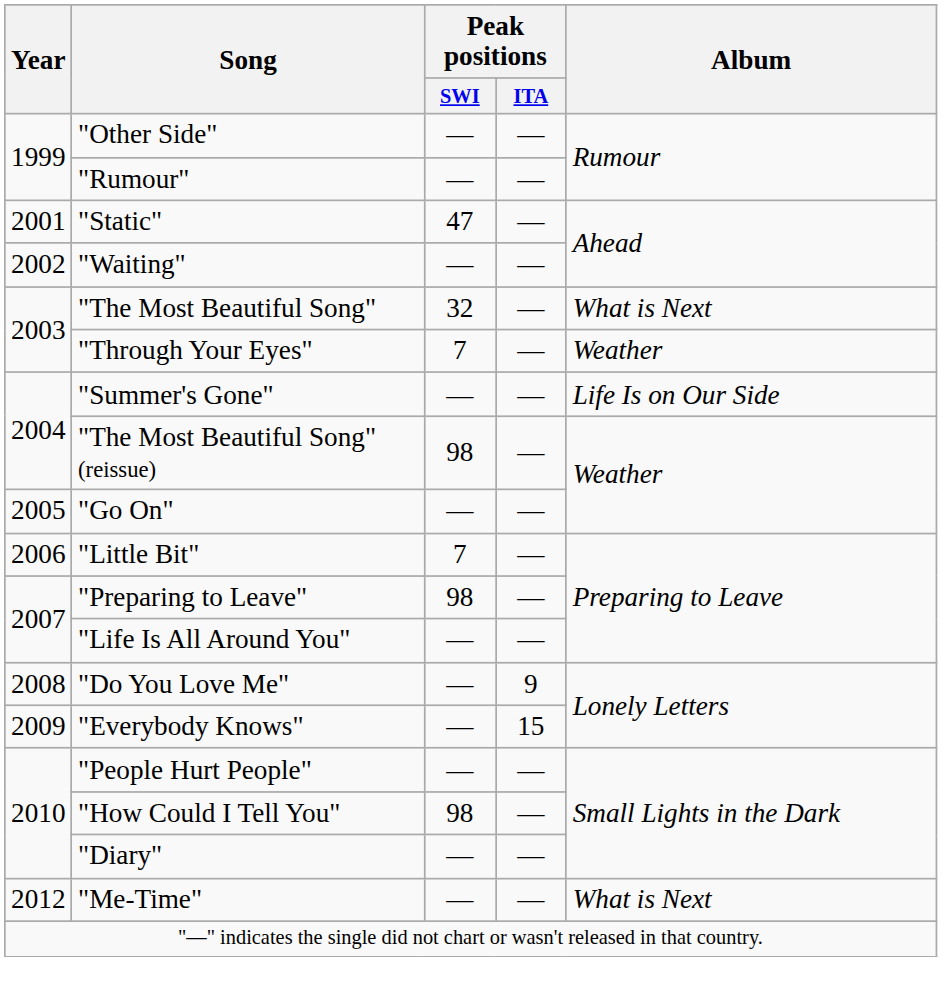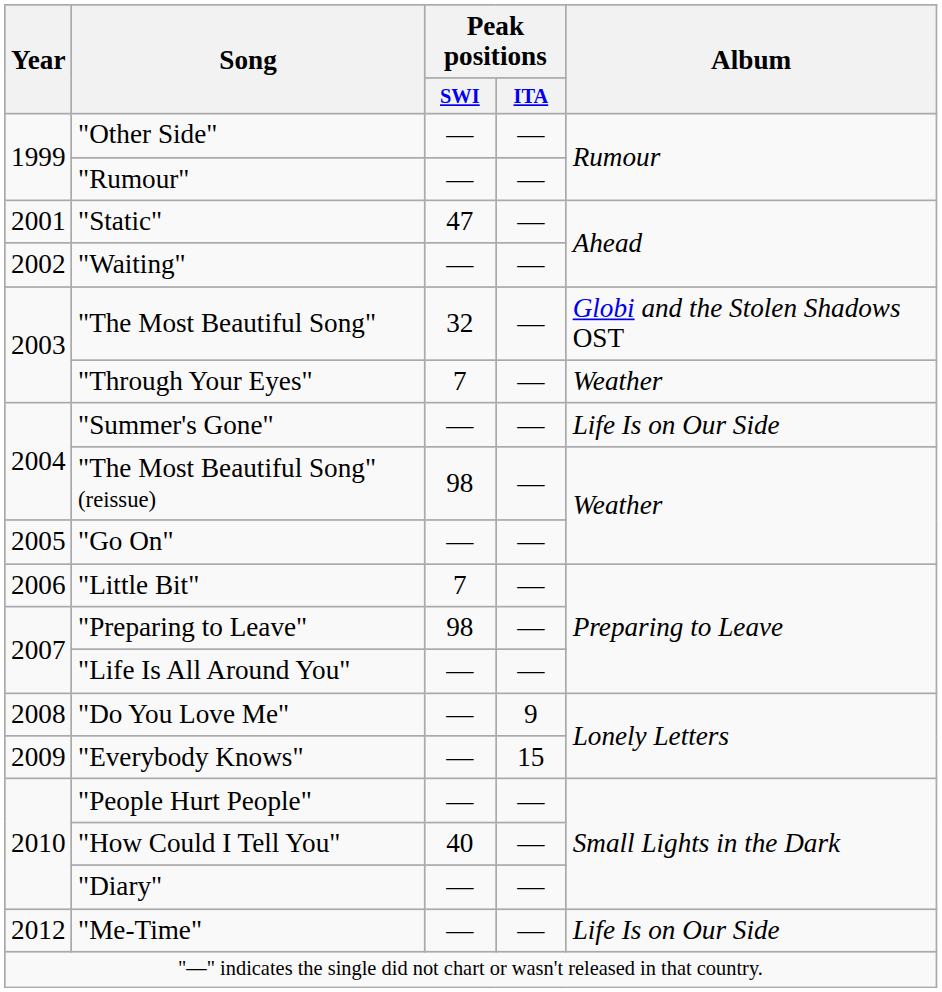(642, 307) What is Next -> (737, 322) Globi and the Stolen Shadows OST
(460, 812) 98 -> (460, 843) 40
(642, 899) What is Next -> (676, 929) Life Is on Our Side
